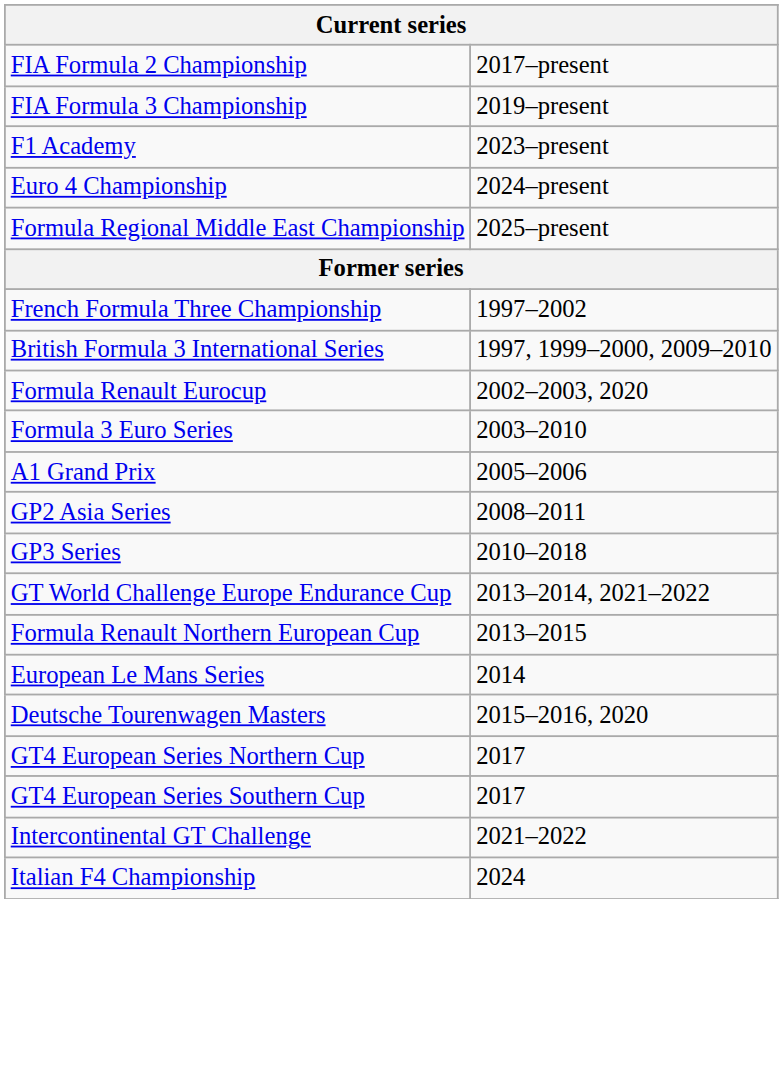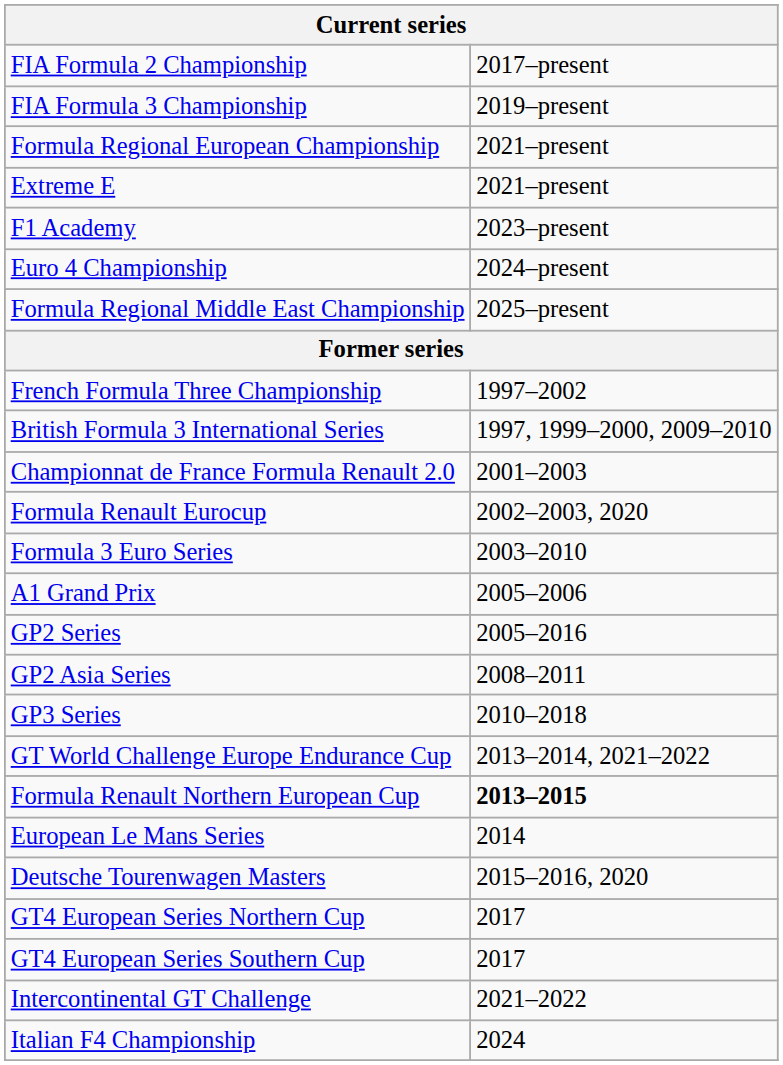+ row: (225, 146)
+ row: (63, 186)
+ row: (233, 471)
+ row: (66, 633)
(532, 633) normal -> (532, 796) bold
